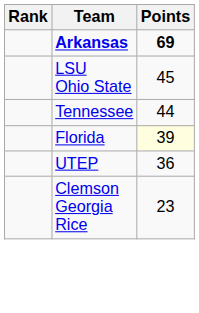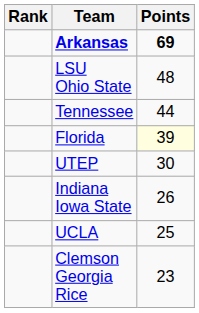(165, 77) 45 -> (165, 77) 48
(165, 163) 36 -> (165, 163) 30
+ row: (93, 198)
+ row: (77, 233)
